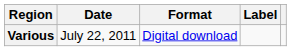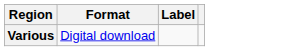- column: (98, 14)
